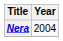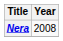(45, 28) 2004 -> (45, 28) 2008
